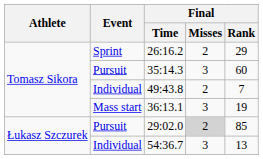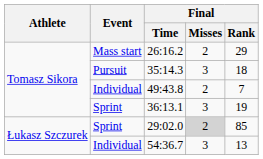(108, 51) Sprint -> (117, 51) Mass start
(241, 70) 60 -> (241, 70) 18
(117, 107) Mass start -> (108, 107) Sprint
(110, 126) Pursuit -> (108, 126) Sprint
